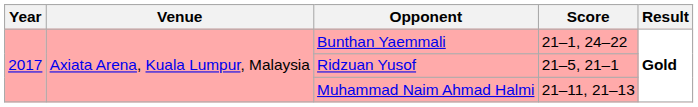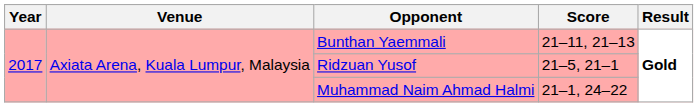(584, 41) 21–1, 24–22 -> (588, 41) 21–11, 21–13
(588, 90) 21–11, 21–13 -> (584, 90) 21–1, 24–22
